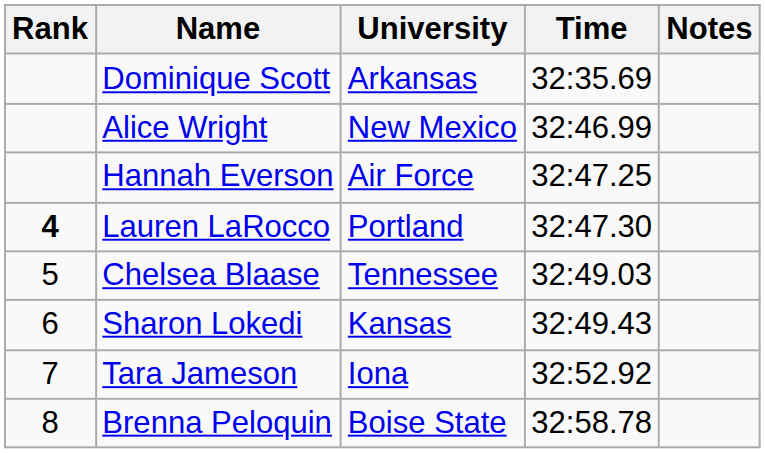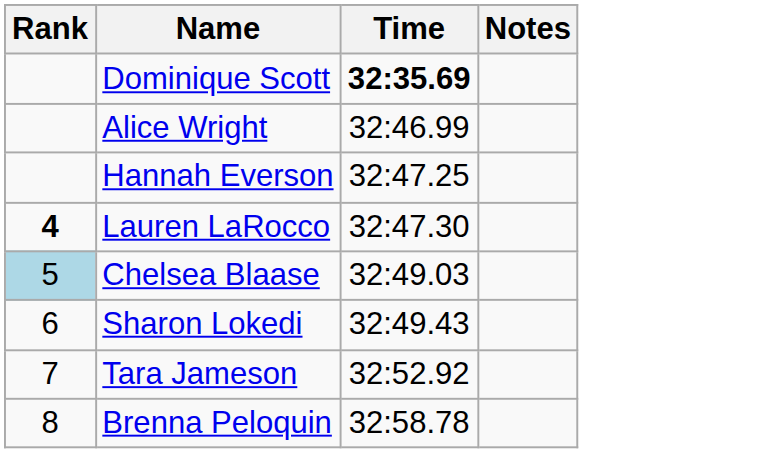- column: (432, 29)
(592, 78) normal -> (409, 78) bold
(50, 275) no background -> (50, 275) lightblue background
